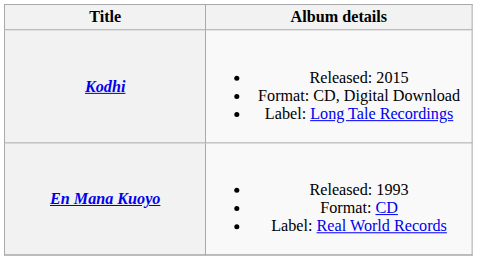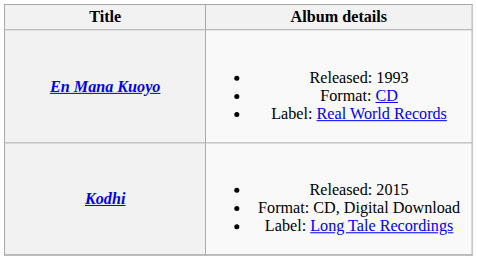rows swapped: (105, 198) <-> (105, 86)
